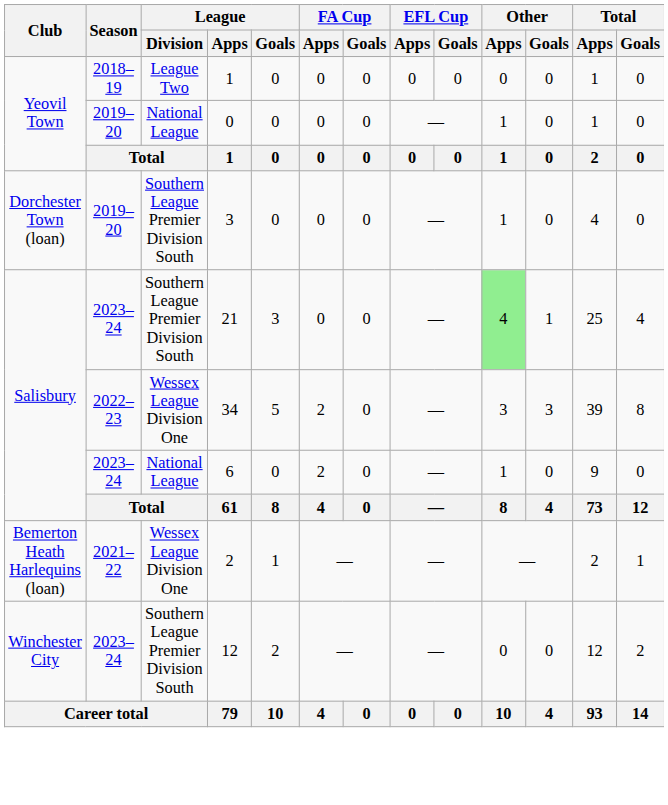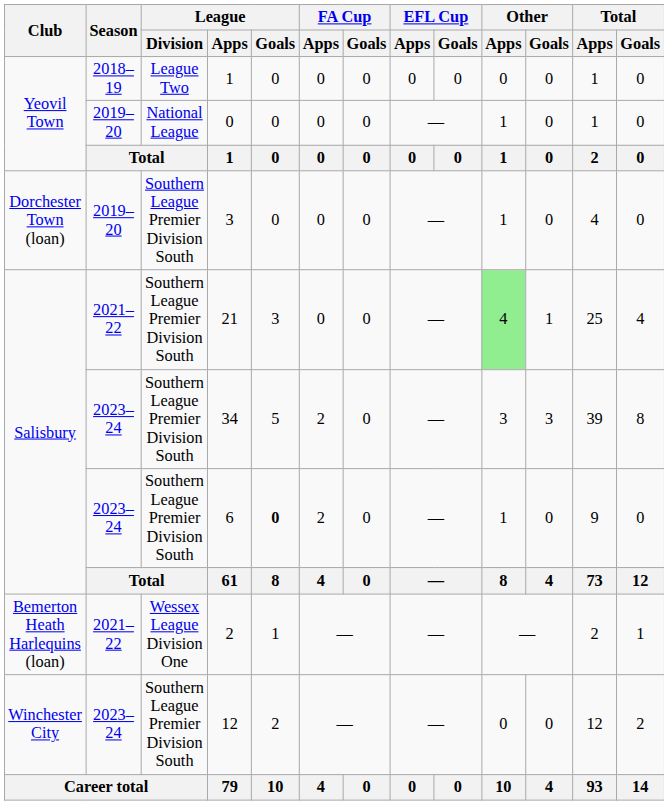(113, 319) 2023–24 -> (113, 319) 2021–22
(113, 409) 2022–23 -> (113, 418) 2023–24
(175, 409) Wessex League Division One -> (175, 418) Southern League Premier Division South
(175, 472) National League -> (175, 518) Southern League Premier Division South
(275, 472) normal -> (275, 518) bold
